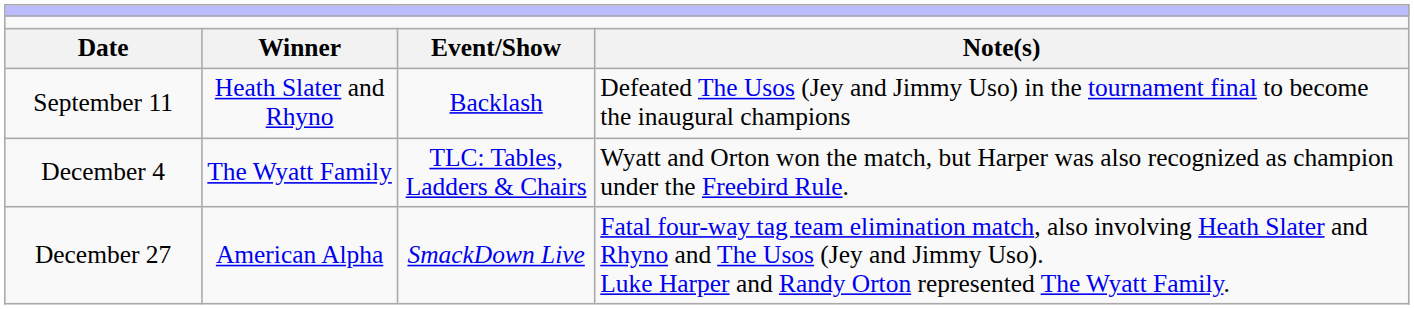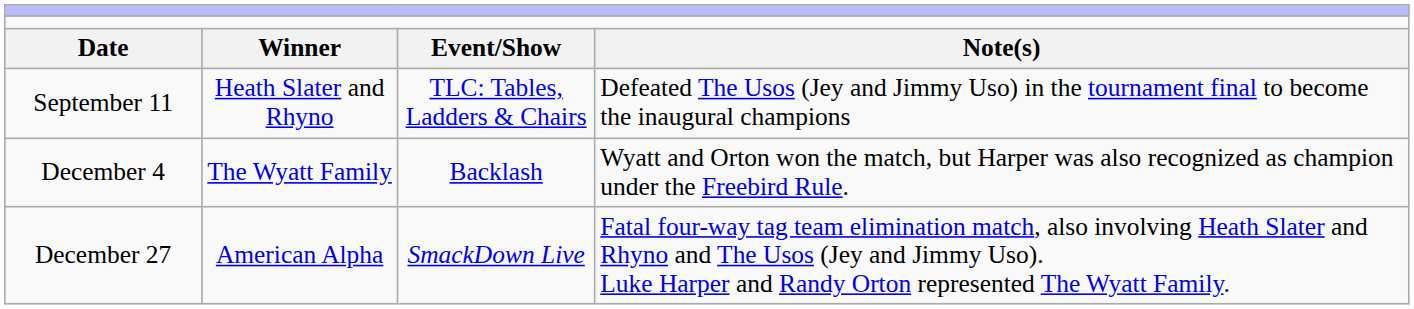(496, 102) Backlash -> (496, 102) TLC: Tables, Ladders & Chairs
(496, 171) TLC: Tables, Ladders & Chairs -> (496, 171) Backlash
